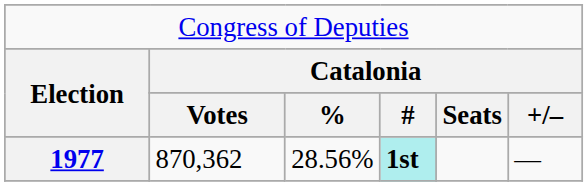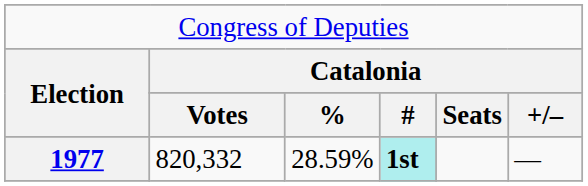(199, 159) 870,362 -> (199, 159) 820,332
(332, 159) 28.56% -> (332, 159) 28.59%
